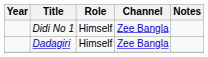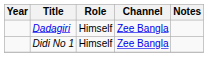rows swapped: (53, 28) <-> (51, 44)
